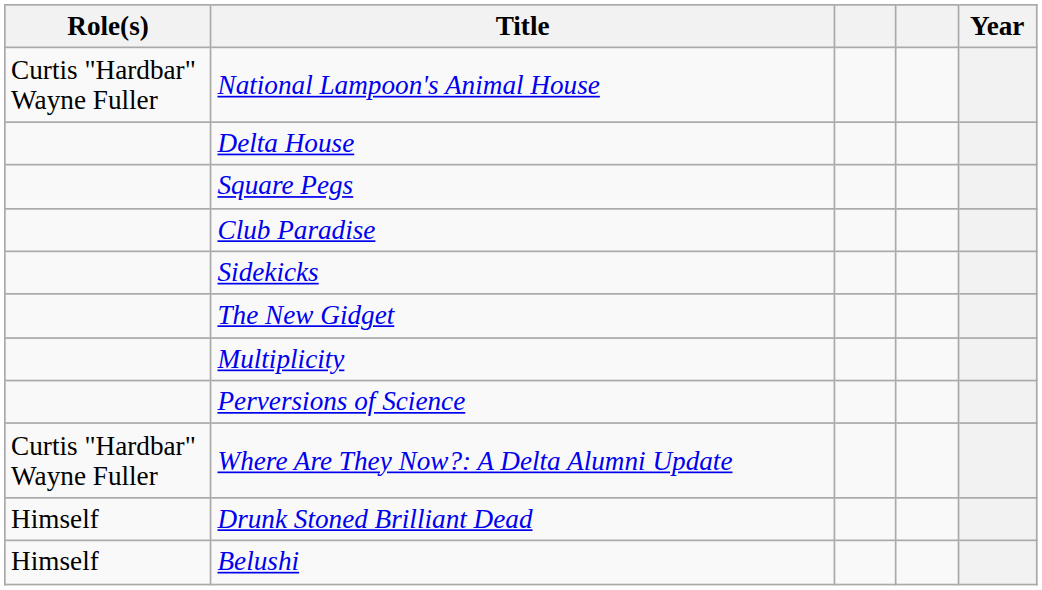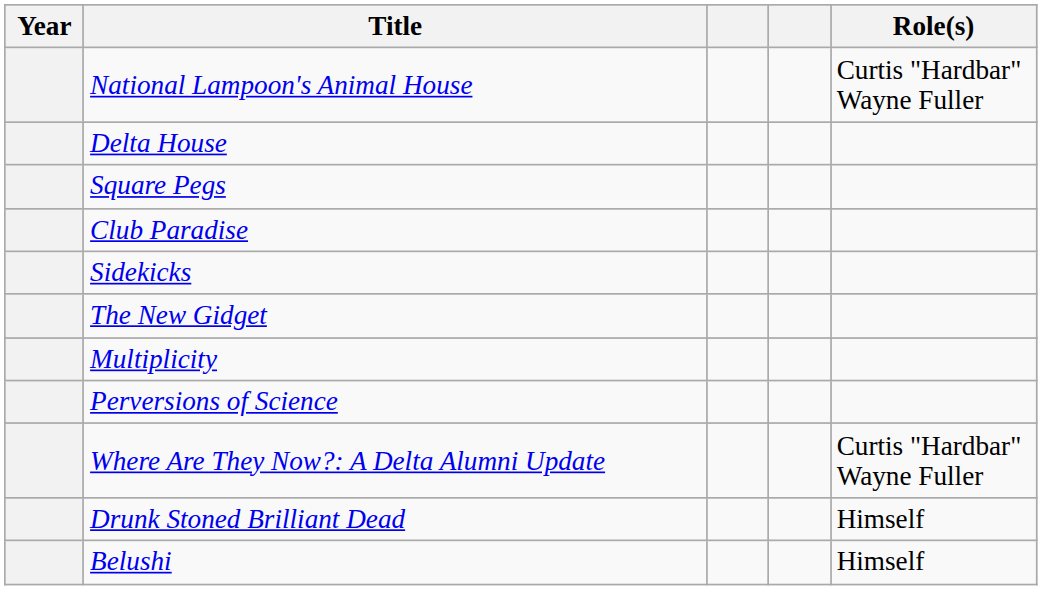columns swapped: (997, 26) <-> (108, 26)
